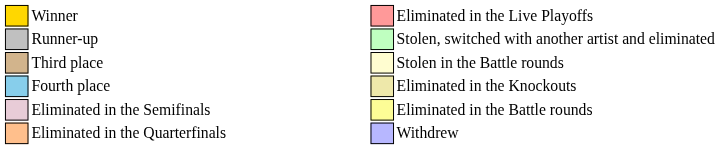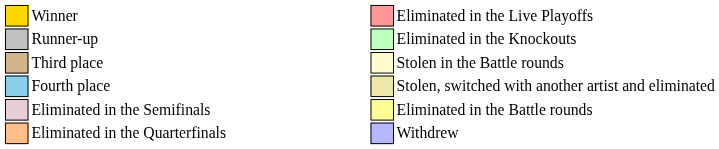(556, 39) Stolen, switched with another artist and eliminated -> (487, 39) Eliminated in the Knockouts
(487, 86) Eliminated in the Knockouts -> (556, 86) Stolen, switched with another artist and eliminated
